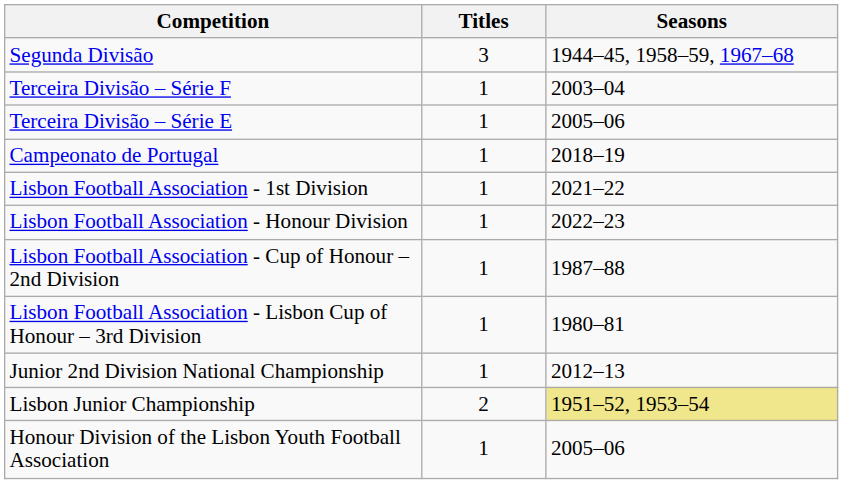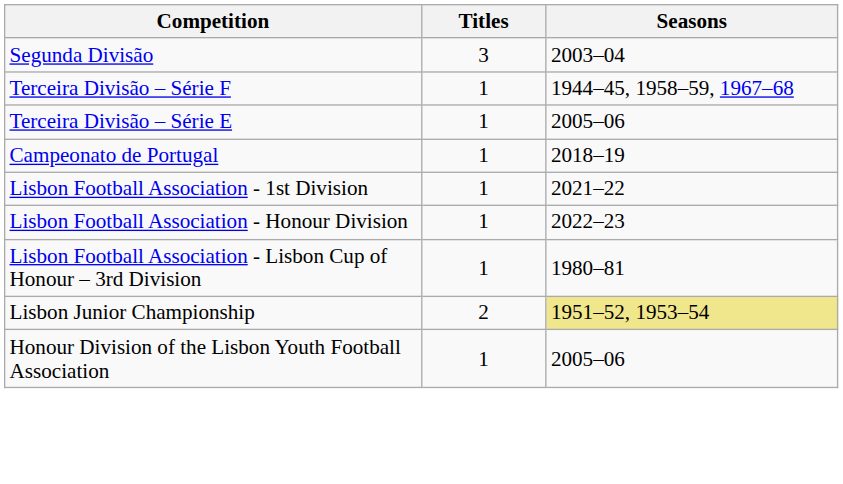(672, 54) 1944–45, 1958–59, 1967–68 -> (588, 54) 2003–04
(588, 88) 2003–04 -> (672, 88) 1944–45, 1958–59, 1967–68
- row: (209, 267)
- row: (197, 370)
